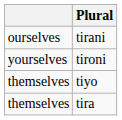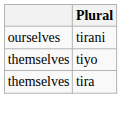- row: (91, 59)
